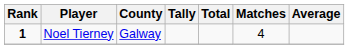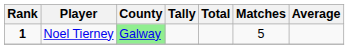(140, 34) no background -> (140, 34) lightgreen background
(261, 34) 4 -> (261, 34) 5
